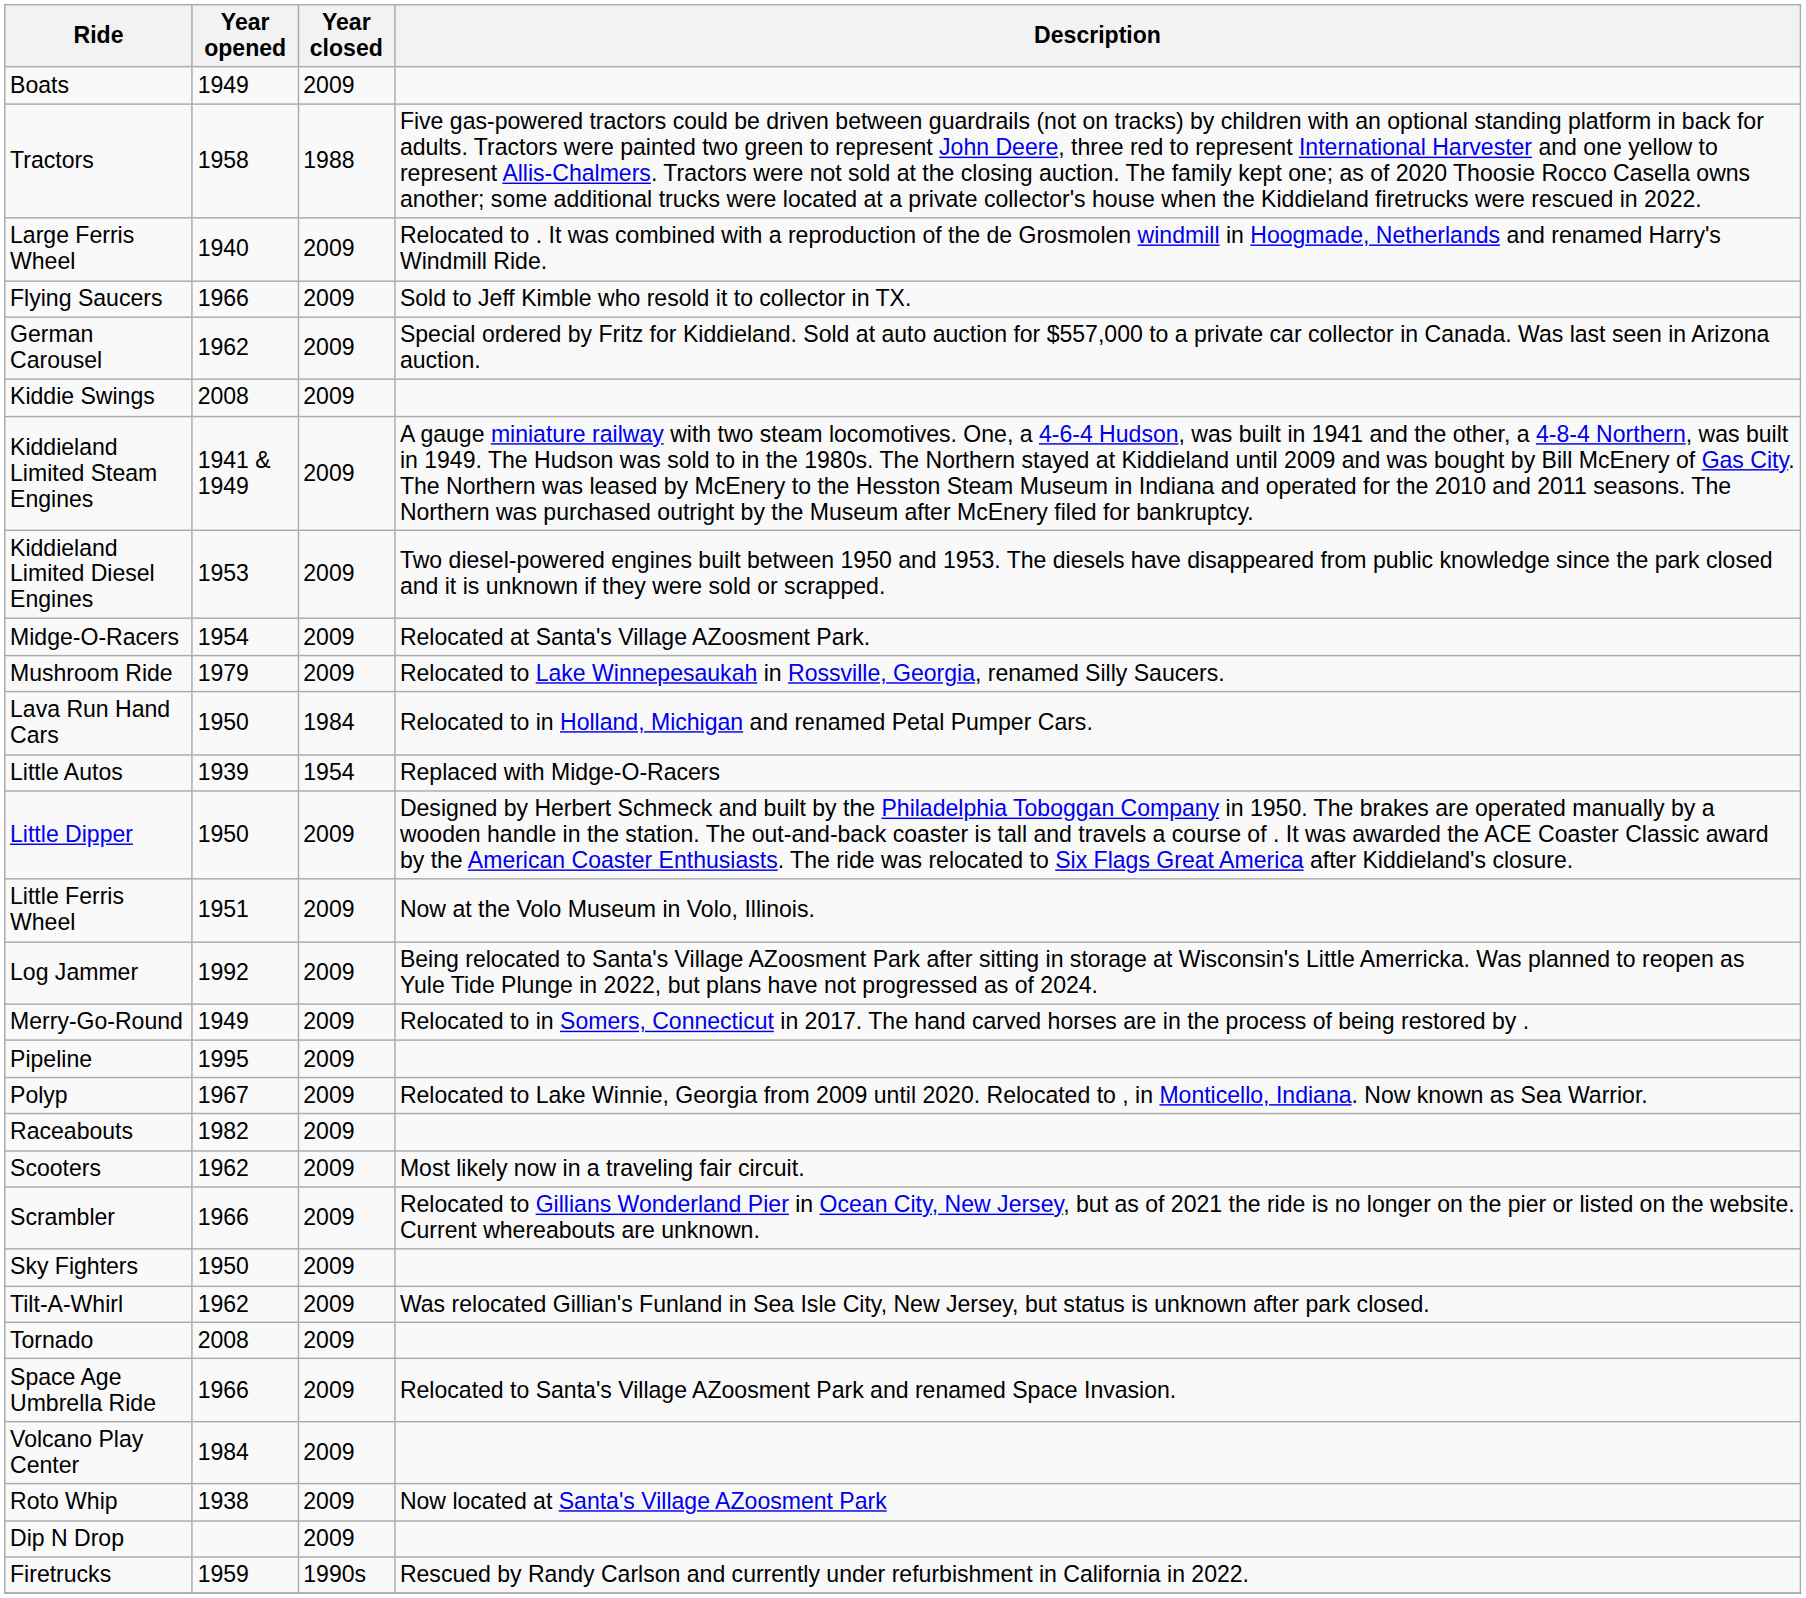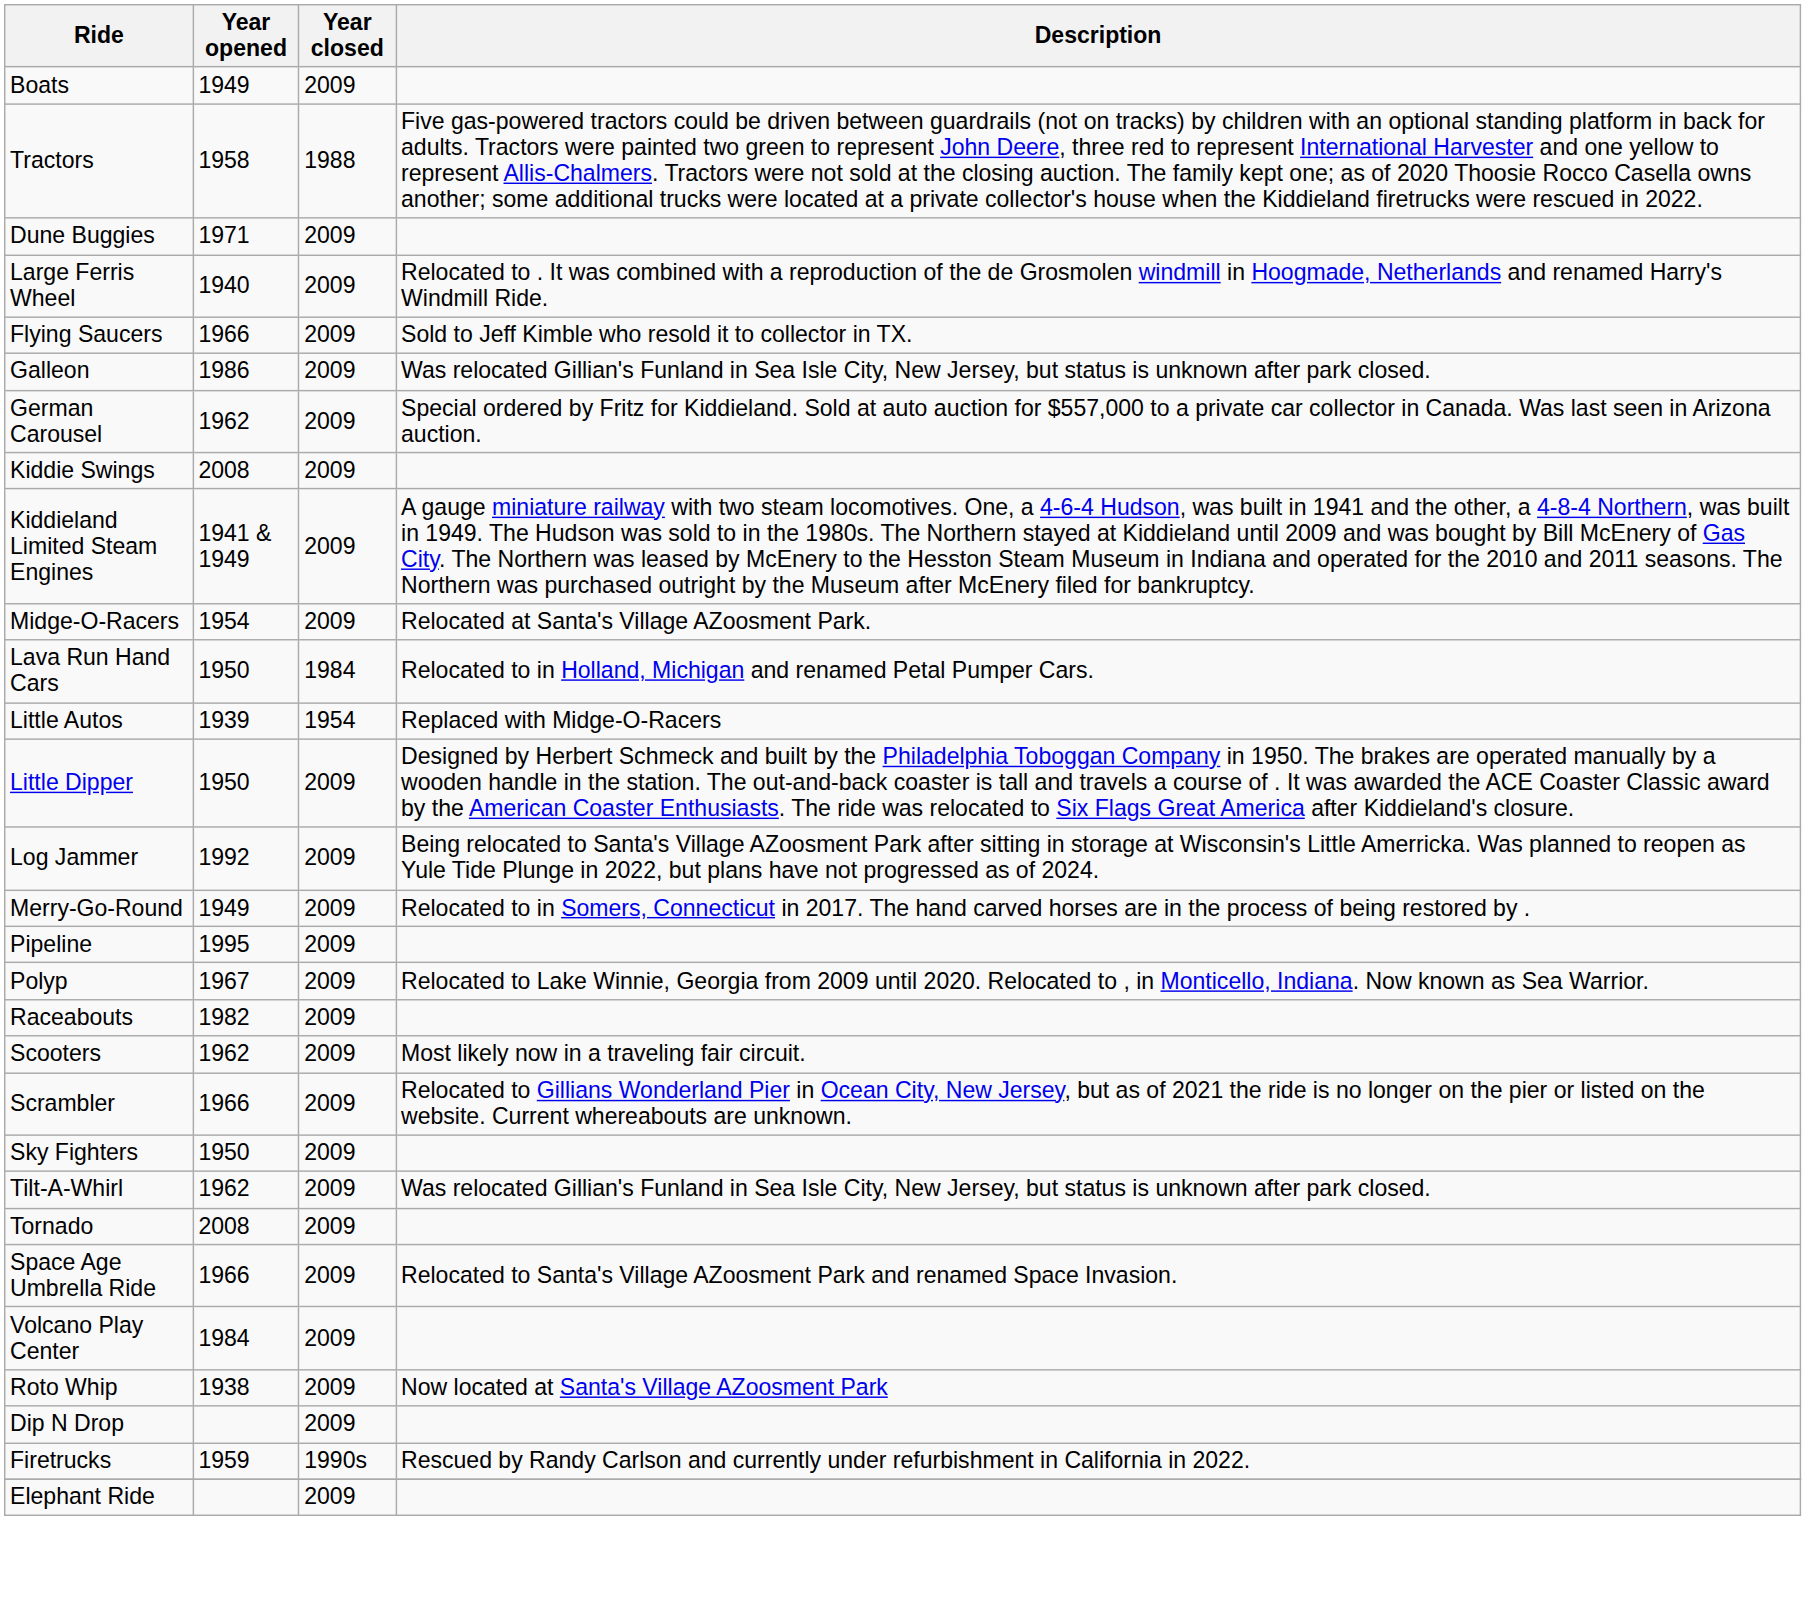+ row: (82, 236)
+ row: (50, 371)
- row: (82, 574)
- row: (91, 673)
- row: (67, 910)
+ row: (82, 1497)
